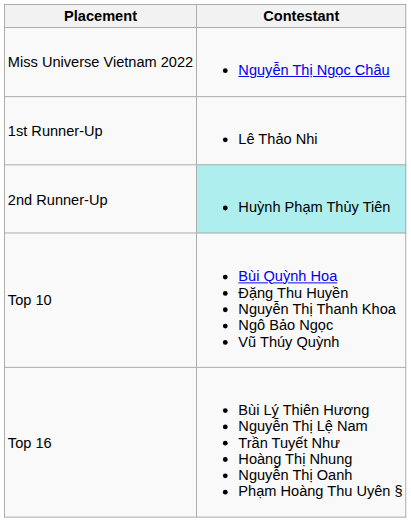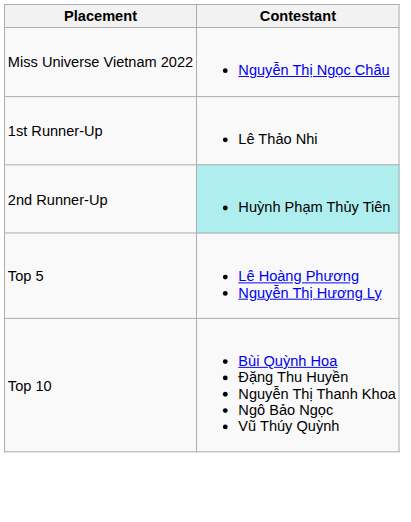+ row: (26, 276)
- row: (30, 442)
